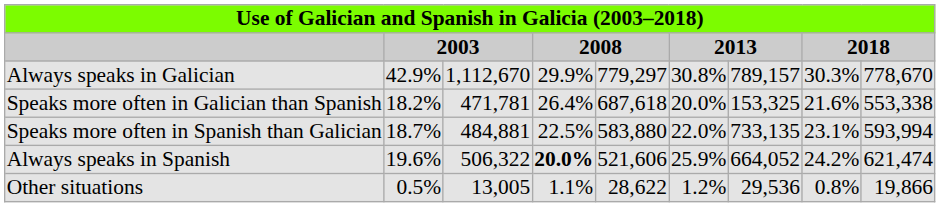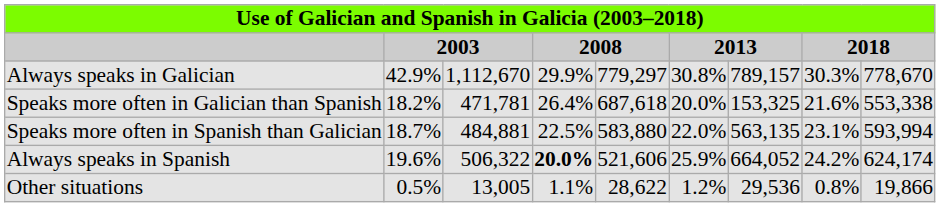(765, 131) 733,135 -> (765, 131) 563,135
(898, 159) 621,474 -> (898, 159) 624,174
